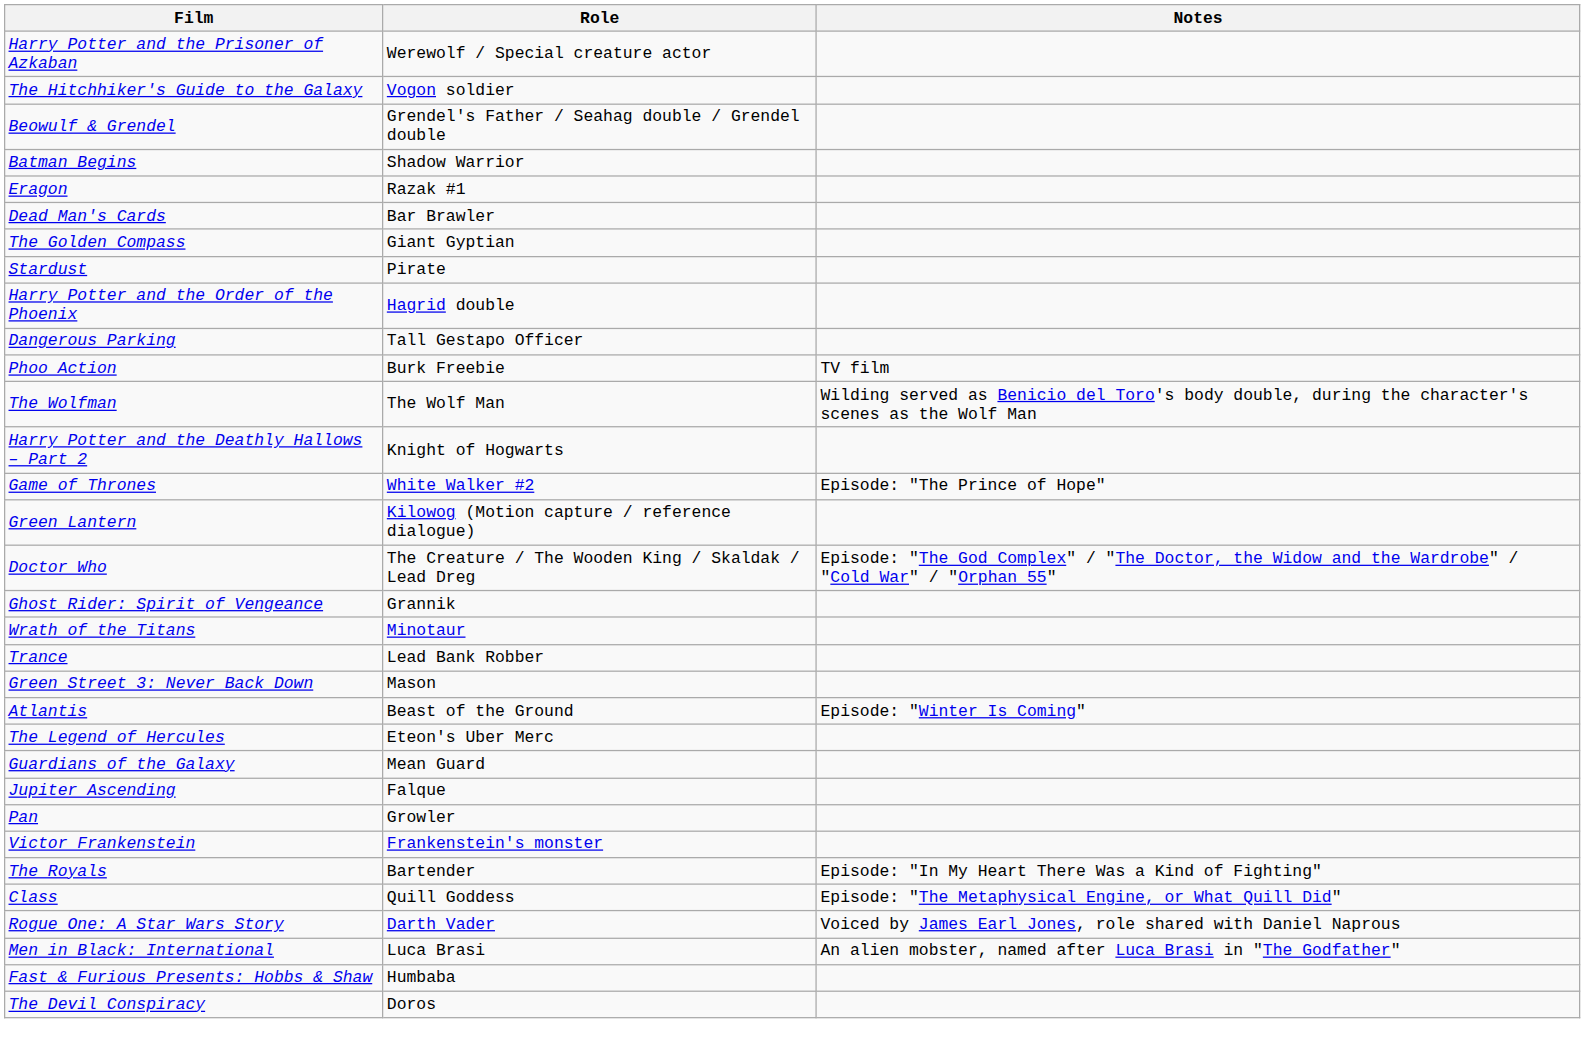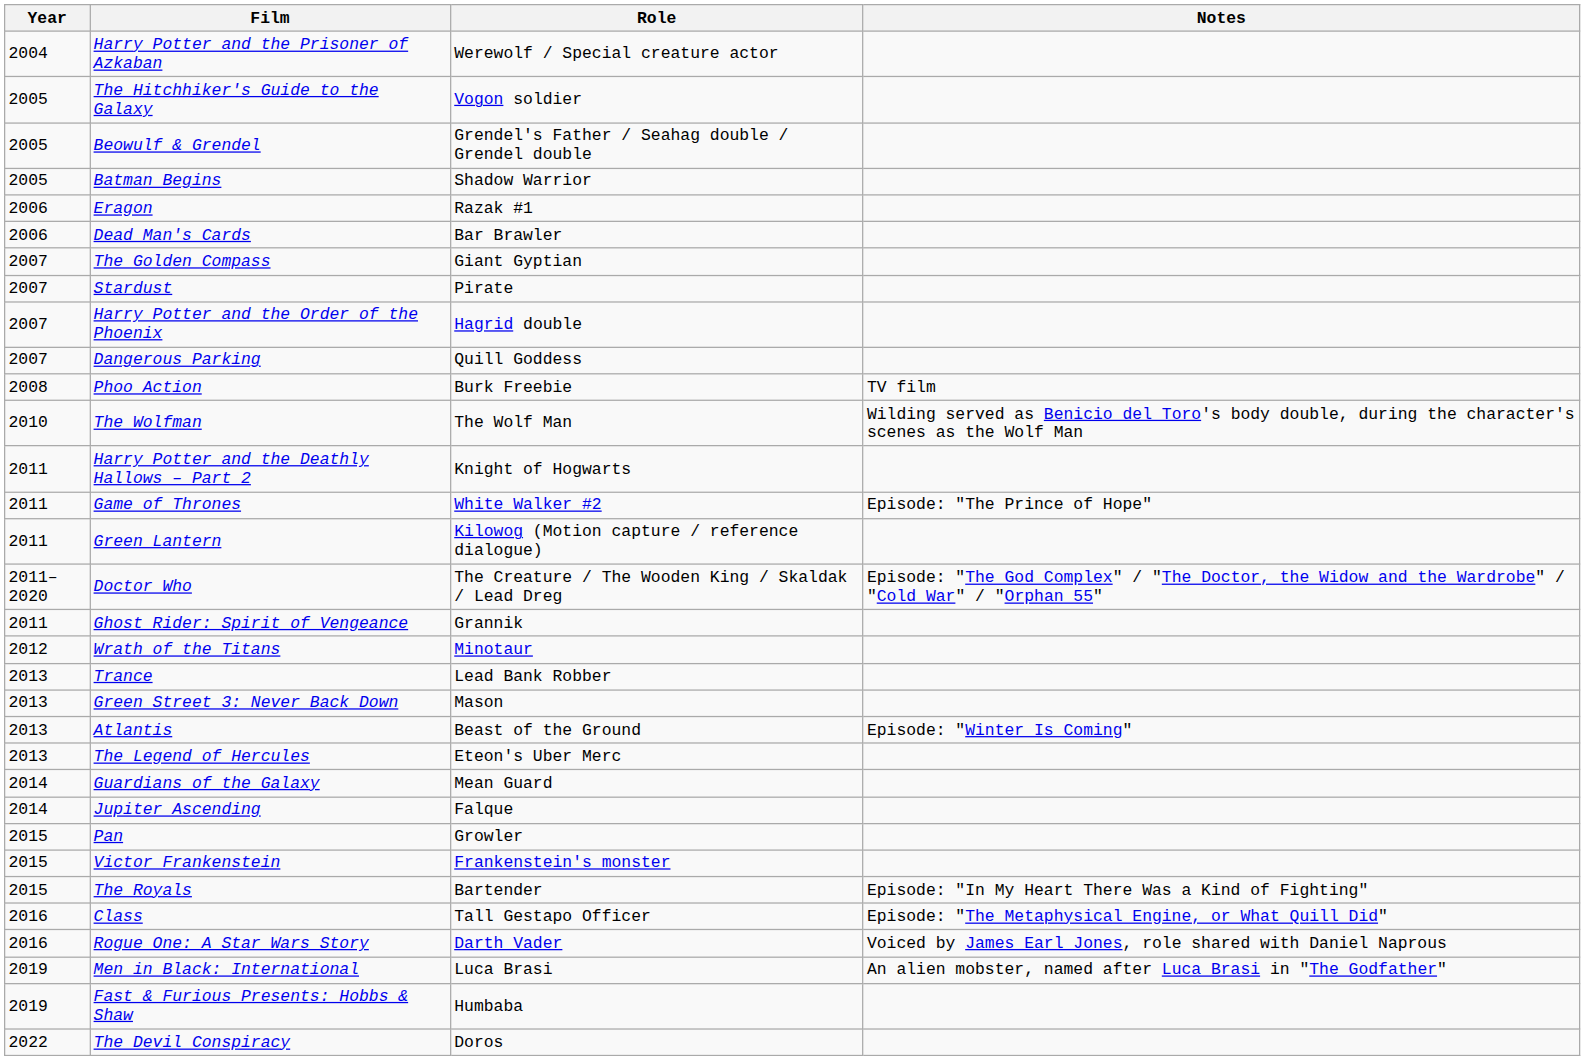+ column: (47, 18)
(485, 342) Tall Gestapo Officer -> (518, 361) Quill Goddess
(451, 898) Quill Goddess -> (553, 917) Tall Gestapo Officer
